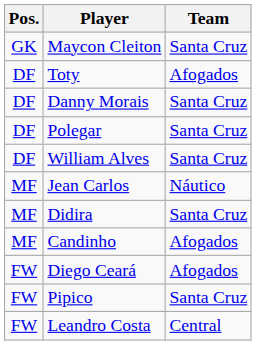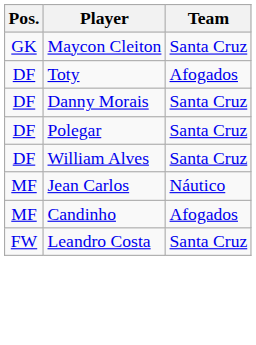- row: (70, 213)
- row: (92, 269)
- row: (70, 297)
(195, 325) Central -> (208, 241) Santa Cruz
